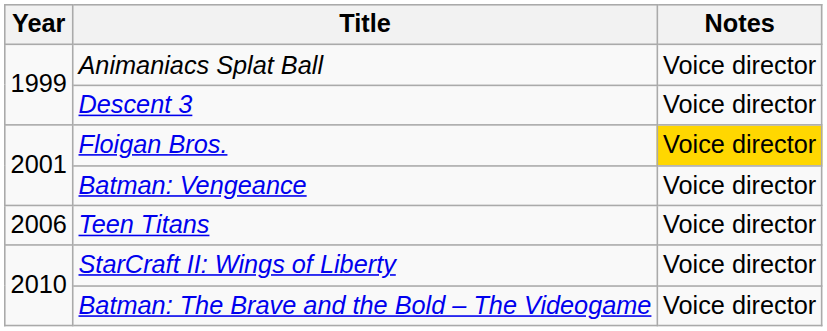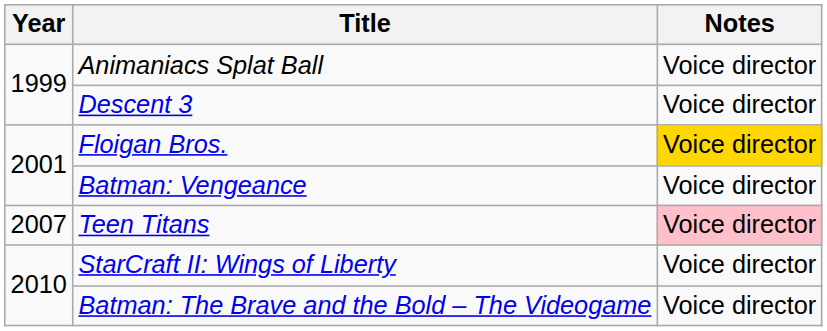(39, 225) 2006 -> (39, 225) 2007
(740, 225) no background -> (740, 225) pink background
